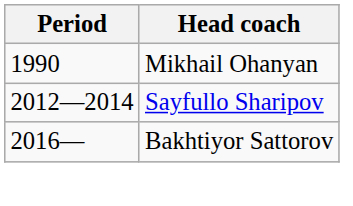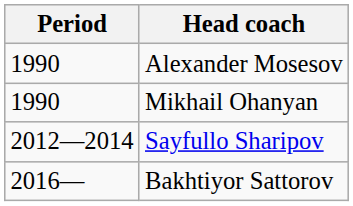+ row: (244, 63)
